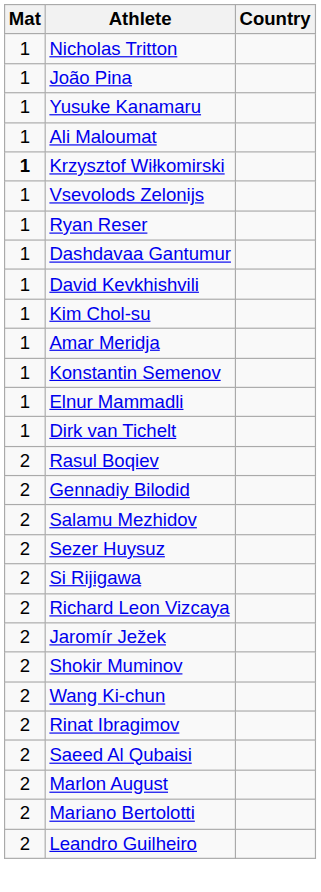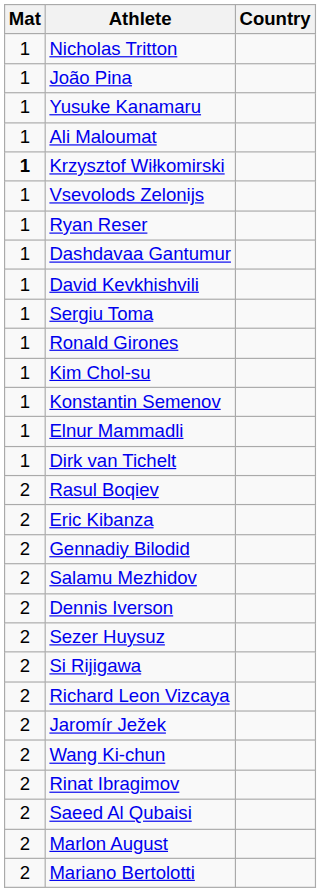+ row: (101, 313)
+ row: (114, 343)
- row: (105, 343)
+ row: (101, 519)
+ row: (111, 607)
- row: (116, 666)
- row: (123, 843)
